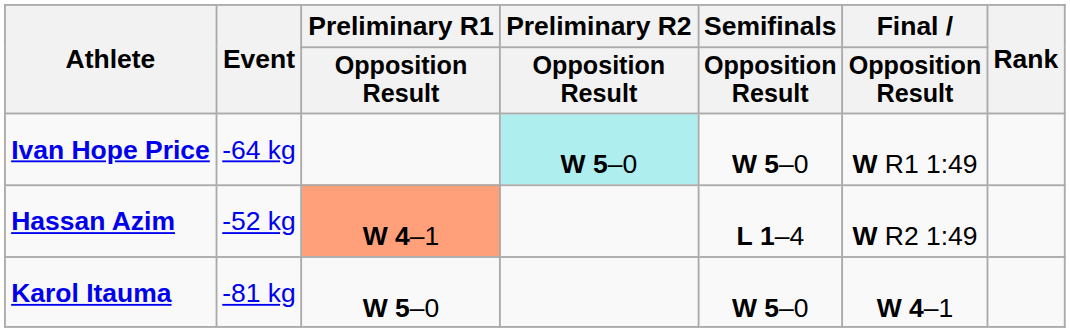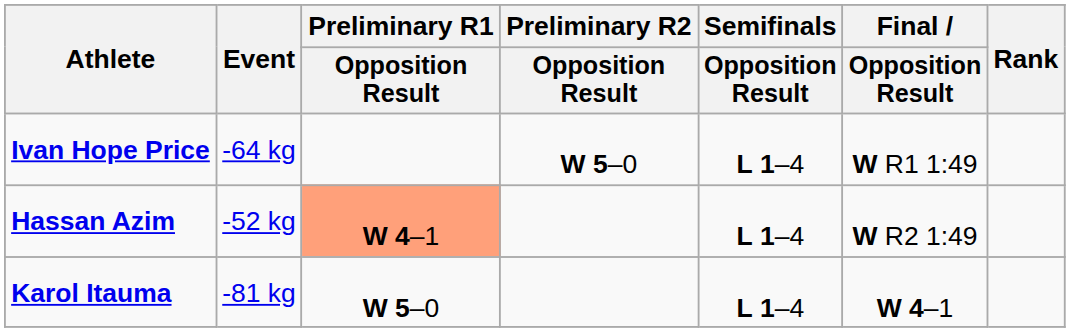(599, 165) paleturquoise background -> (599, 165) no background
(770, 165) W 5–0 -> (770, 165) L 1–4
(770, 307) W 5–0 -> (770, 307) L 1–4
